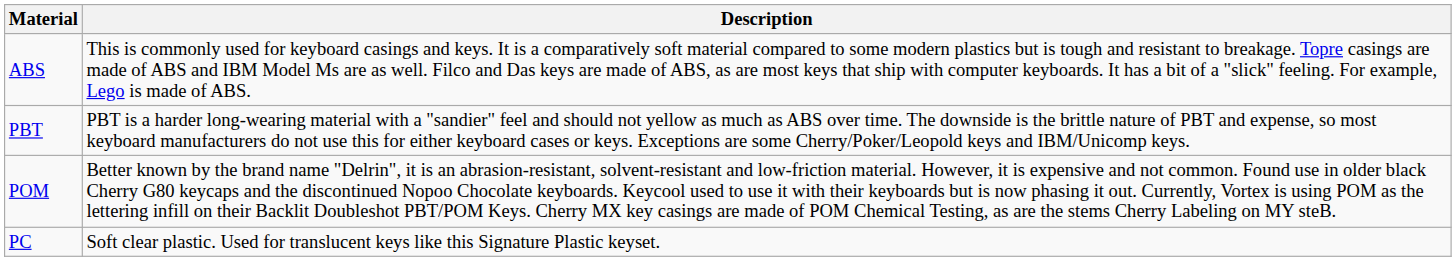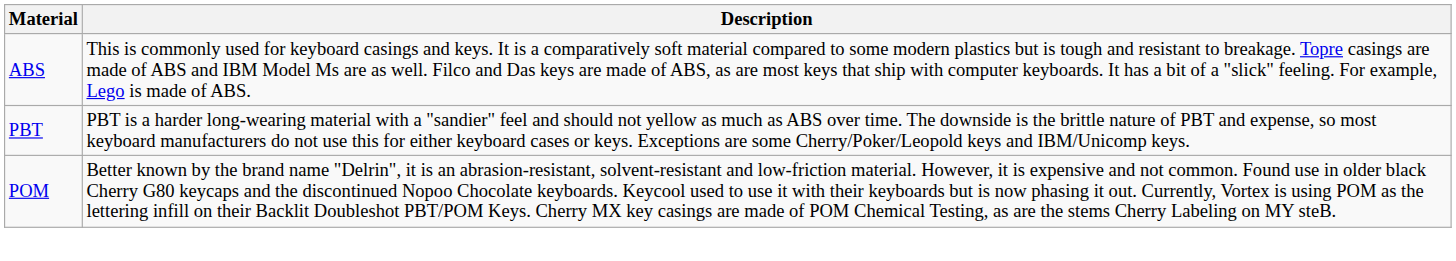- row: (20, 241)
